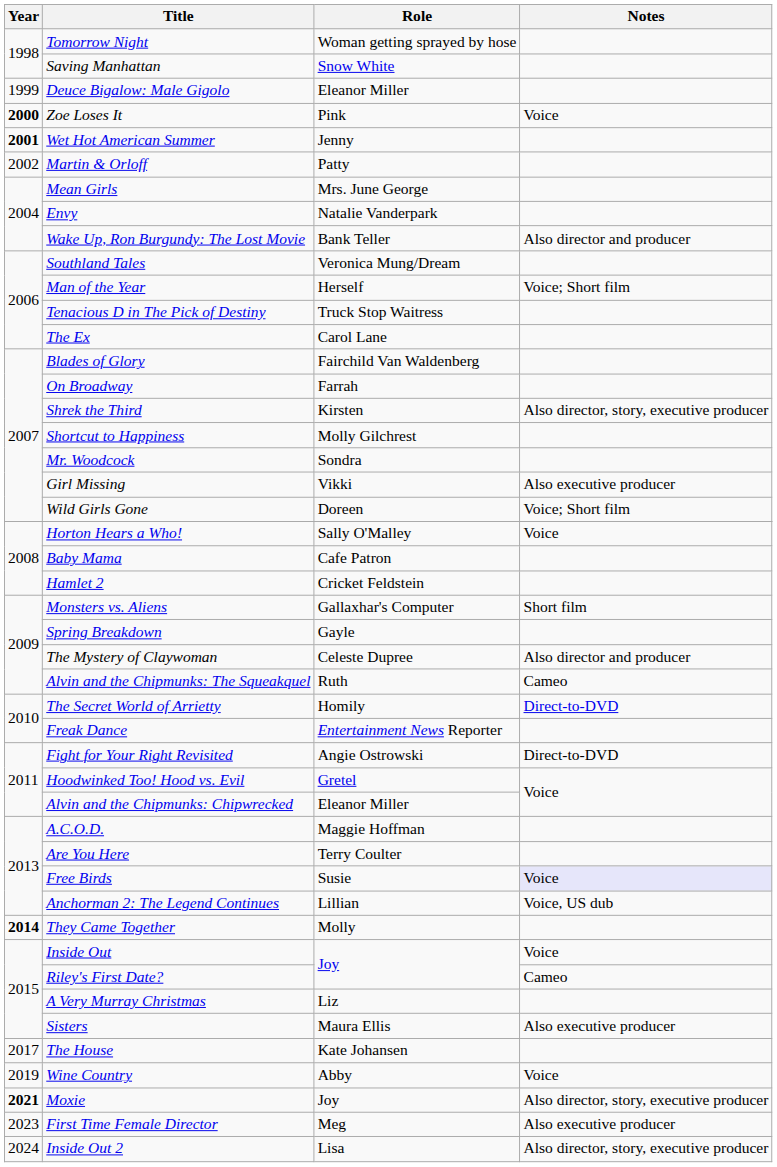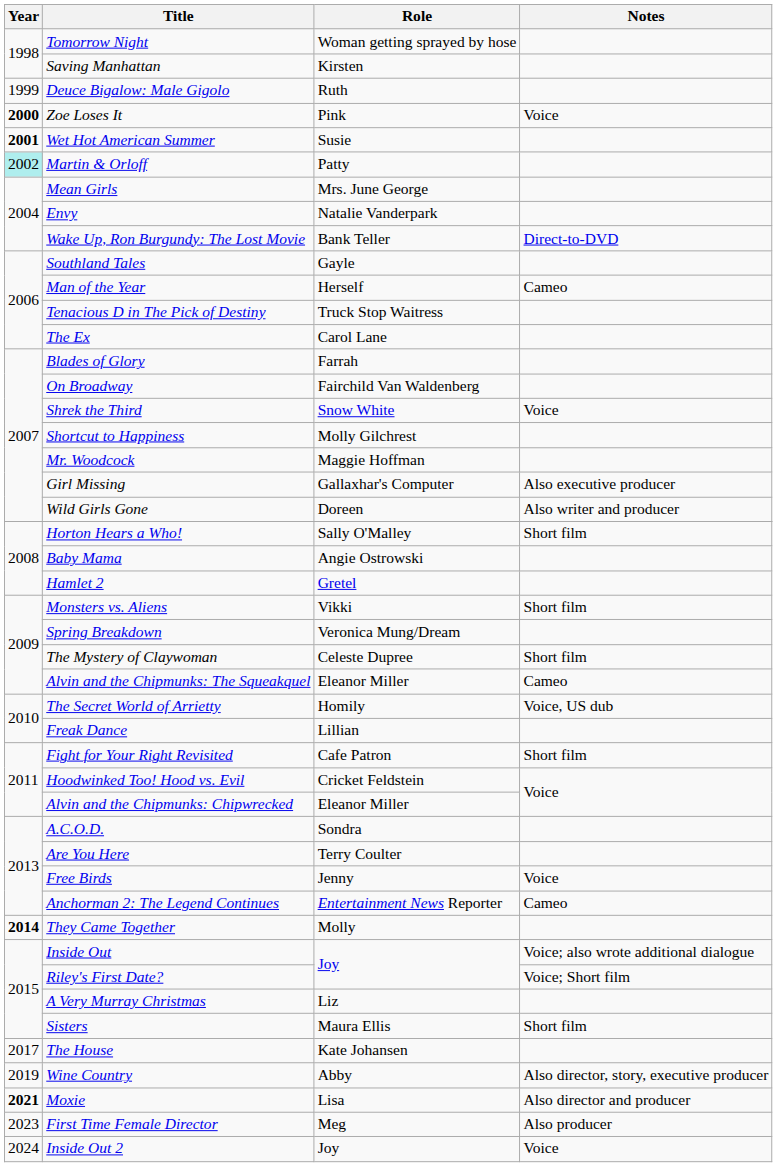(356, 66) Snow White -> (340, 66) Kirsten
(363, 90) Eleanor Miller -> (333, 90) Ruth
(336, 139) Jenny -> (334, 139) Susie
(24, 164) no background -> (24, 164) paleturquoise background
(607, 238) Also director and producer -> (571, 238) Direct-to-DVD
(389, 262) Veronica Mung/Dream -> (336, 262) Gayle
(577, 287) Voice; Short film -> (546, 287) Cameo
(398, 361) Fairchild Van Waldenberg -> (338, 361) Farrah
(338, 386) Farrah -> (398, 386) Fairchild Van Waldenberg
(340, 410) Kirsten -> (356, 410) Snow White
(646, 410) Also director, story, executive producer -> (541, 410) Voice
(340, 459) Sondra -> (371, 459) Maggie Hoffman
(335, 484) Vikki -> (386, 484) Gallaxhar's Computer
(577, 509) Voice; Short film -> (601, 509) Also writer and producer
(541, 533) Voice -> (555, 533) Short film
(354, 558) Cafe Patron -> (370, 558) Angie Ostrowski
(371, 582) Cricket Feldstein -> (337, 582) Gretel
(386, 607) Gallaxhar's Computer -> (335, 607) Vikki
(336, 632) Gayle -> (389, 632) Veronica Mung/Dream
(607, 656) Also director and producer -> (555, 656) Short film
(333, 681) Ruth -> (363, 681) Eleanor Miller
(571, 705) Direct-to-DVD -> (568, 705) Voice, US dub
(410, 730) Entertainment News Reporter -> (338, 730) Lillian
(370, 755) Angie Ostrowski -> (354, 755) Cafe Patron
(571, 755) Direct-to-DVD -> (555, 755) Short film
(337, 779) Gretel -> (371, 779) Cricket Feldstein
(371, 829) Maggie Hoffman -> (340, 829) Sondra
(334, 878) Susie -> (336, 878) Jenny
(541, 878) lavender background -> (541, 878) no background
(338, 902) Lillian -> (410, 902) Entertainment News Reporter
(568, 902) Voice, US dub -> (546, 902) Cameo
(541, 952) Voice -> (639, 952) Voice; also wrote additional dialogue
(546, 976) Cameo -> (577, 976) Voice; Short film
(599, 1025) Also executive producer -> (555, 1025) Short film
(541, 1075) Voice -> (646, 1075) Also director, story, executive producer
(328, 1099) Joy -> (331, 1099) Lisa
(646, 1099) Also director, story, executive producer -> (607, 1099) Also director and producer
(599, 1124) Also executive producer -> (568, 1124) Also producer
(331, 1149) Lisa -> (328, 1149) Joy
(646, 1149) Also director, story, executive producer -> (541, 1149) Voice
